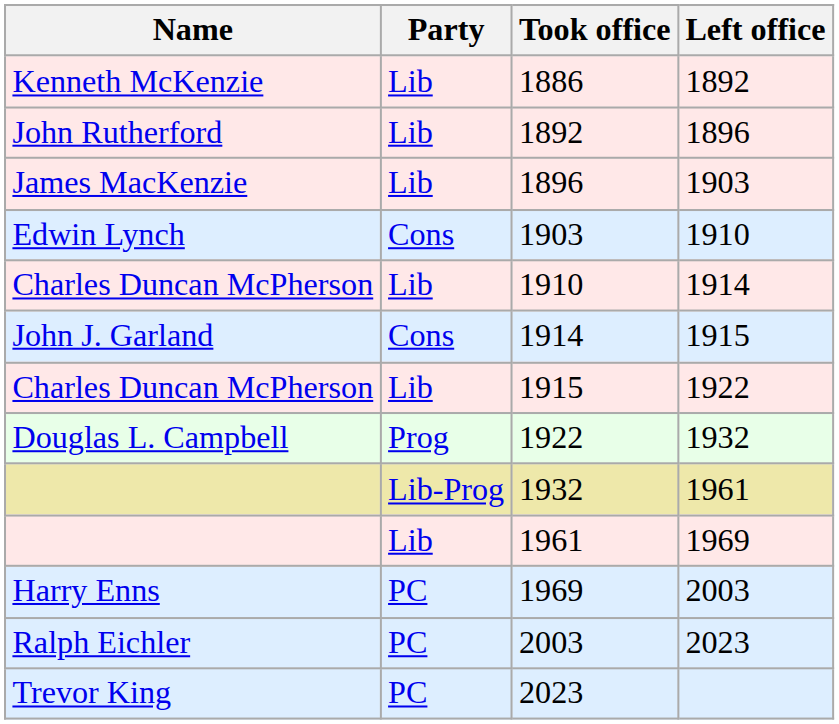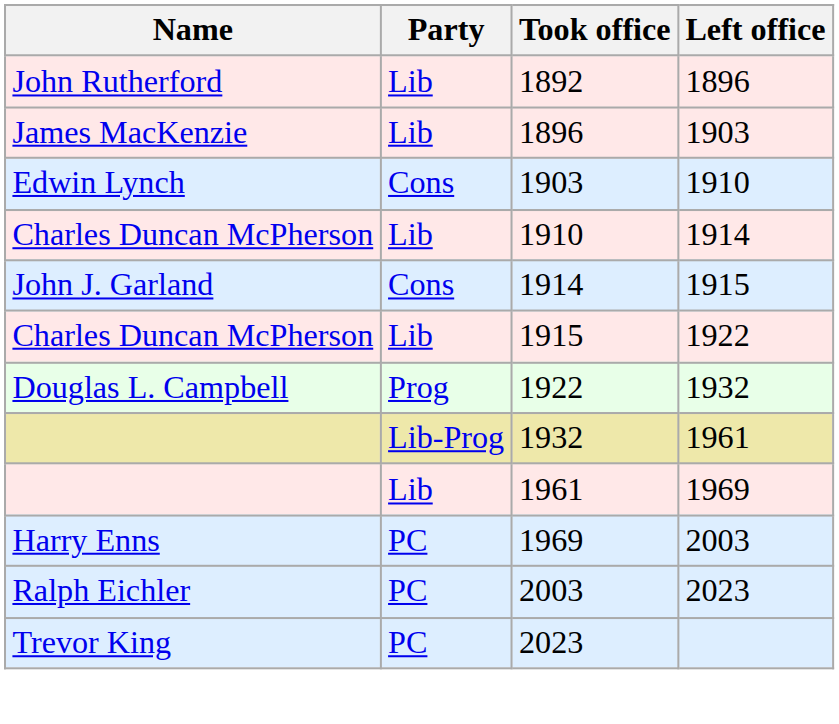- row: (551, 81)
